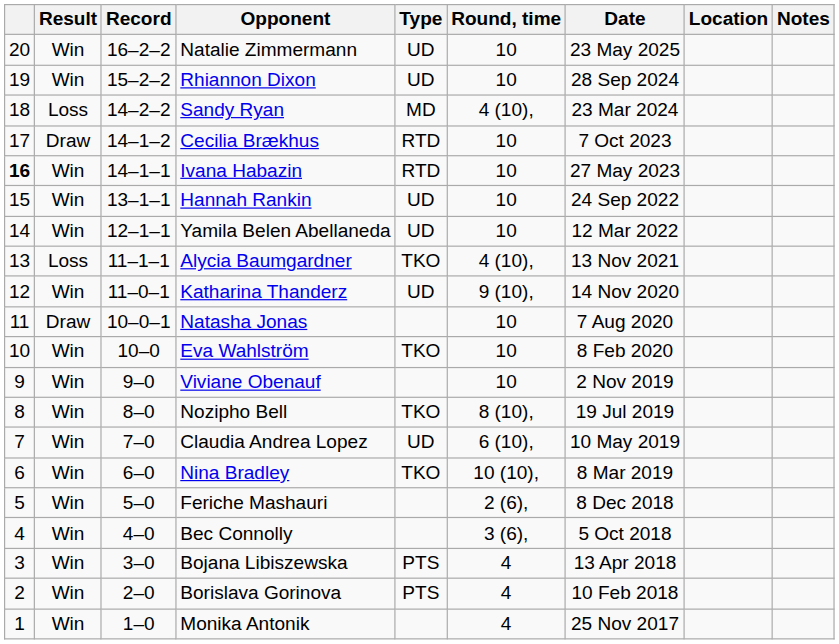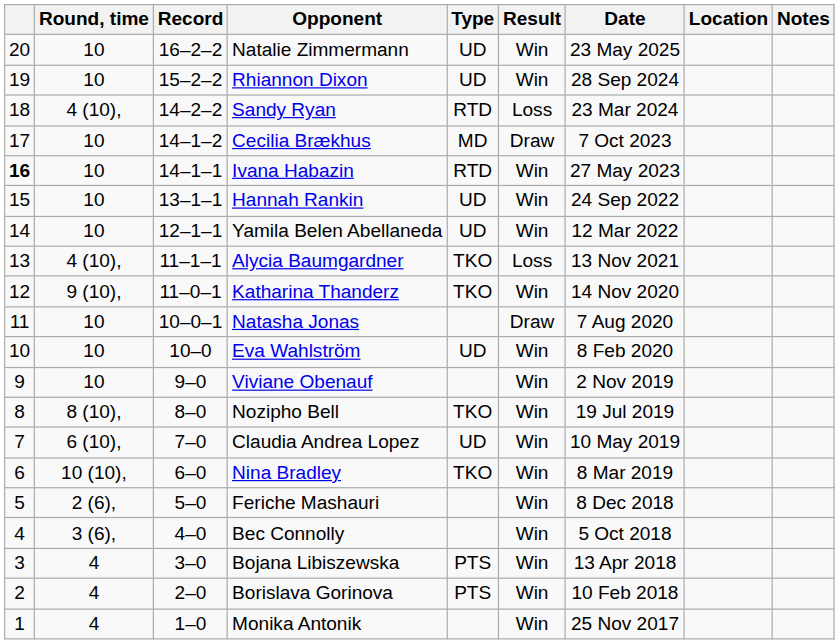columns swapped: (68, 19) <-> (506, 19)
(421, 110) MD -> (473, 110) RTD
(421, 140) RTD -> (473, 140) MD
(421, 291) UD -> (473, 291) TKO
(421, 351) TKO -> (473, 351) UD
